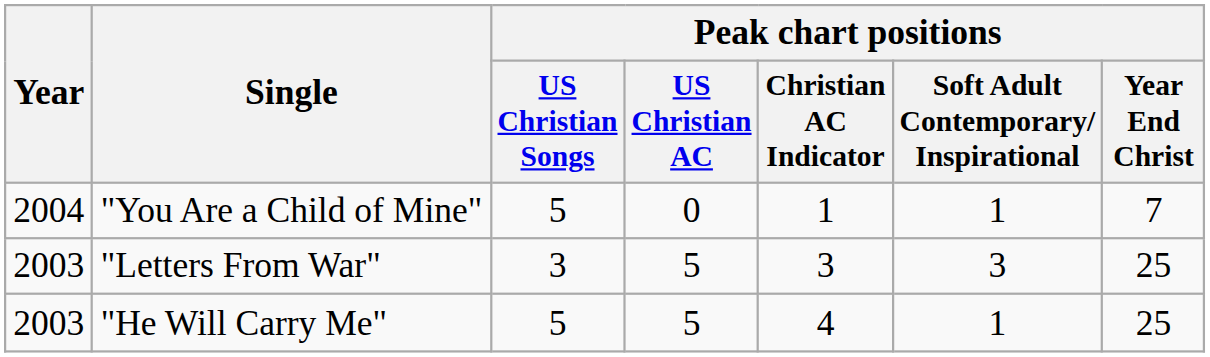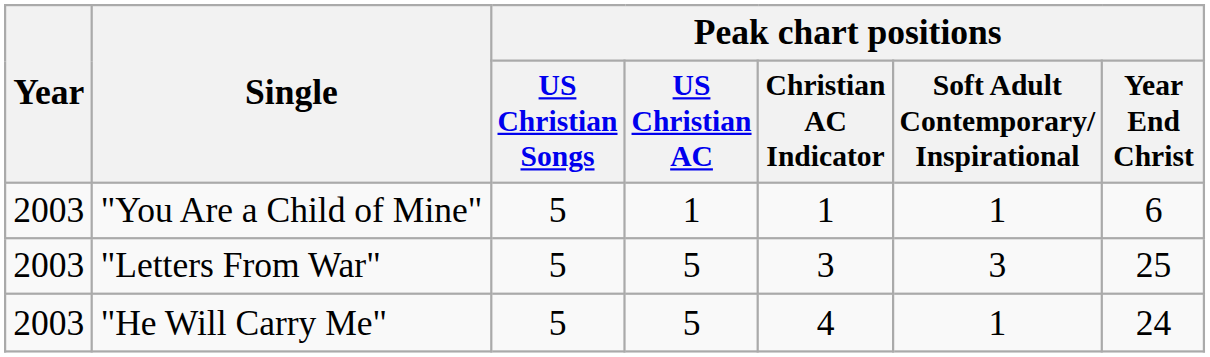(49, 209) 2004 -> (49, 209) 2003
(692, 209) 0 -> (692, 209) 1
(1154, 209) 7 -> (1154, 209) 6
(558, 265) 3 -> (558, 265) 5
(1154, 322) 25 -> (1154, 322) 24
